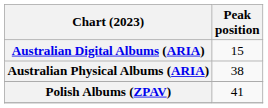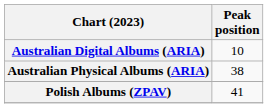(237, 50) 15 -> (237, 50) 10
